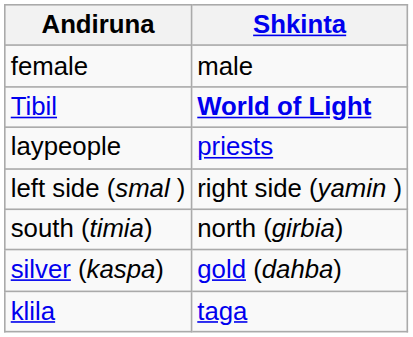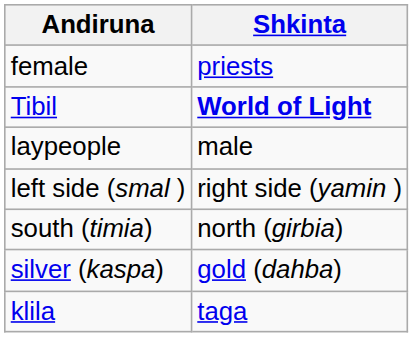(225, 65) male -> (235, 65) priests
(235, 147) priests -> (225, 147) male
